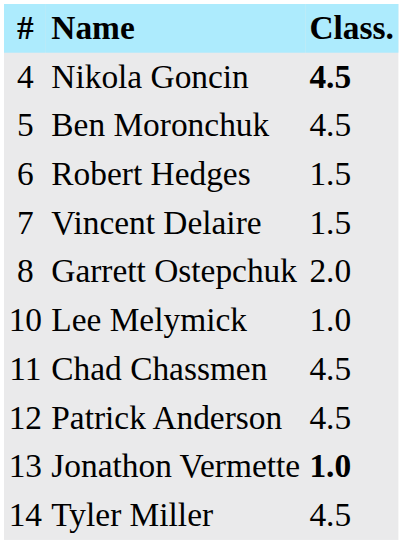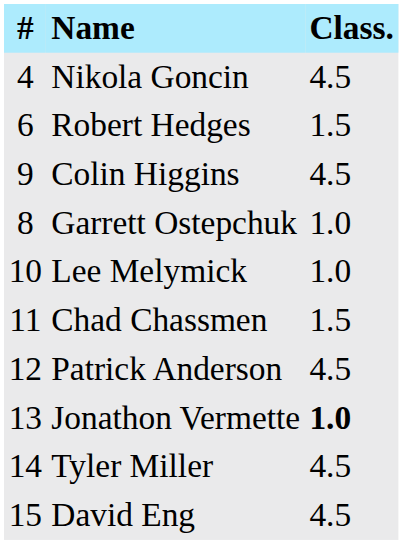(330, 76) bold -> (330, 76) normal
- row: (160, 125)
- row: (156, 222)
+ row: (145, 173)
(330, 271) 2.0 -> (330, 222) 1.0
(330, 368) 4.5 -> (330, 320) 1.5
+ row: (123, 514)
